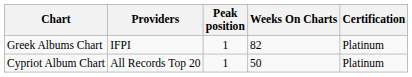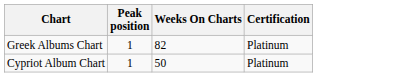- column: (155, 20)
